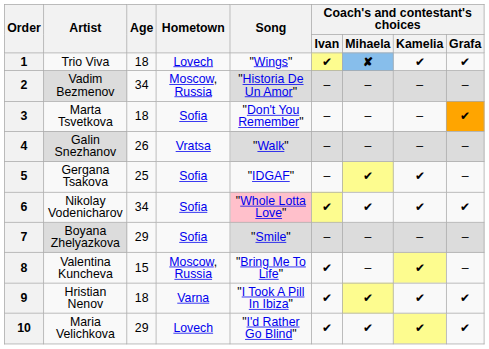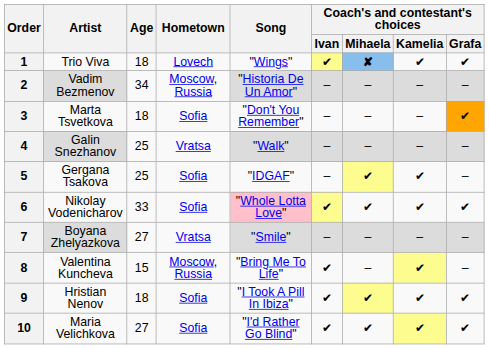(142, 146) 26 -> (142, 146) 25
(142, 207) 34 -> (142, 207) 33
(142, 237) 29 -> (142, 237) 27
(193, 237) Sofia -> (193, 237) Vratsa
(193, 298) Varna -> (193, 298) Sofia
(142, 328) 29 -> (142, 328) 27
(193, 328) Lovech -> (193, 328) Sofia
